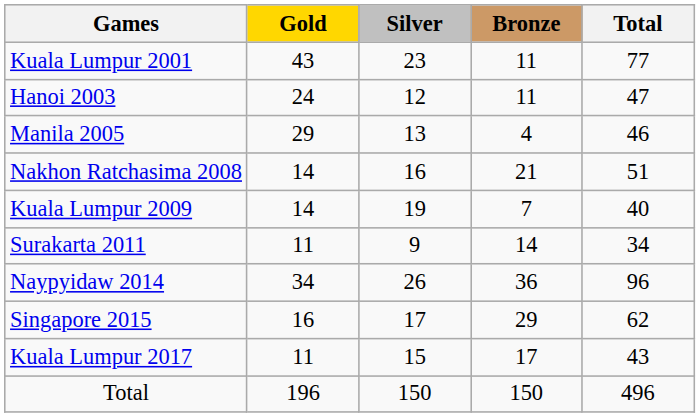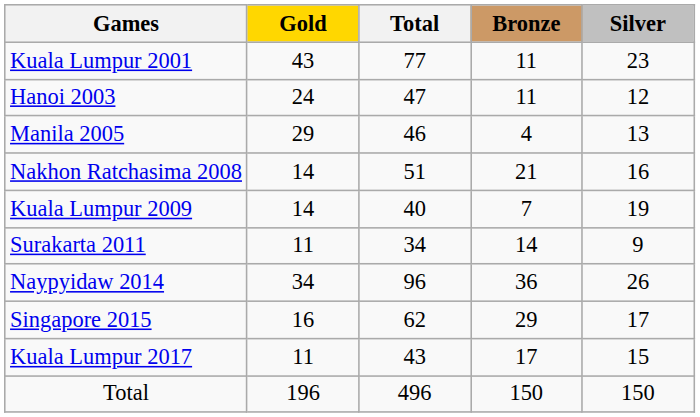columns swapped: (415, 23) <-> (638, 23)
